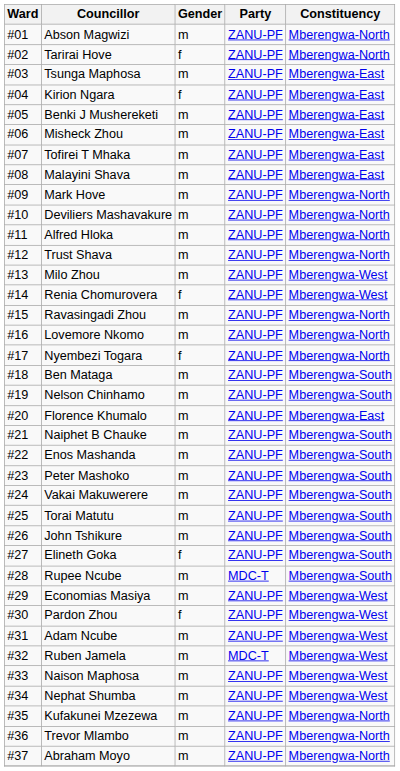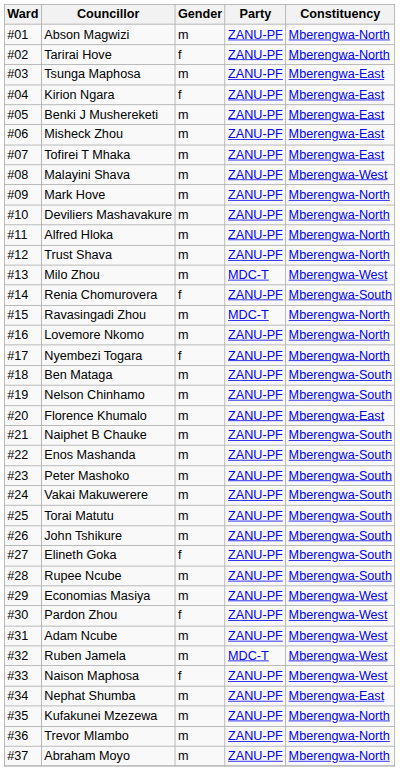(336, 174) Mberengwa-East -> (338, 174) Mberengwa-West
(255, 275) ZANU-PF -> (248, 275) MDC-T
(338, 295) Mberengwa-West -> (340, 295) Mberengwa-South
(255, 315) ZANU-PF -> (248, 315) MDC-T
(248, 575) MDC-T -> (255, 575) ZANU-PF
(183, 676) m -> (180, 676) f
(338, 696) Mberengwa-West -> (336, 696) Mberengwa-East
